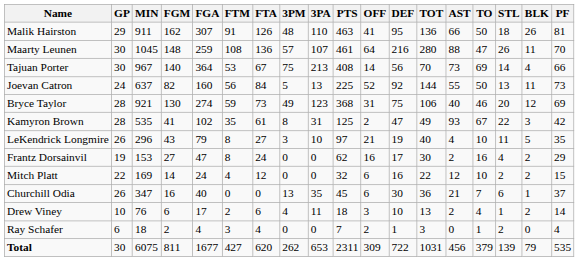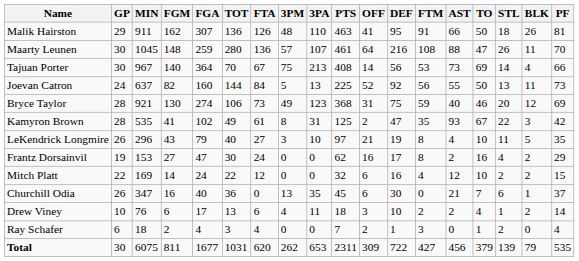columns swapped: (237, 13) <-> (431, 13)
